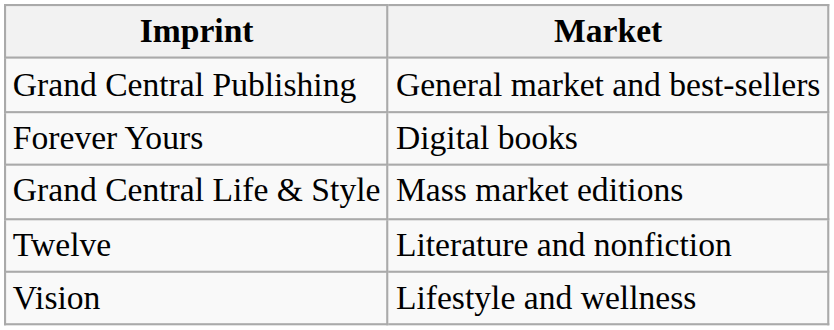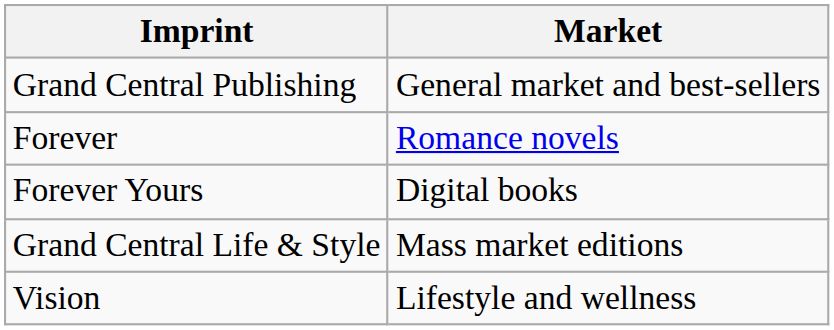+ row: (65, 137)
- row: (62, 244)
